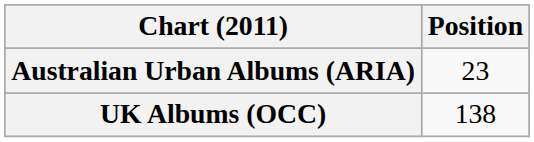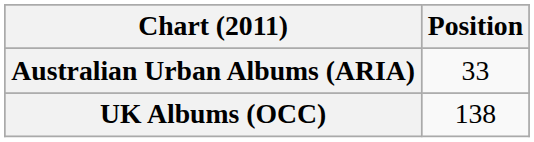(475, 70) 23 -> (475, 70) 33
